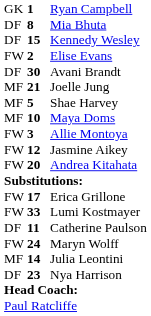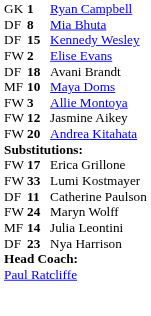(34, 71) 30 -> (34, 71) 18
- row: (80, 87)
- row: (84, 102)
